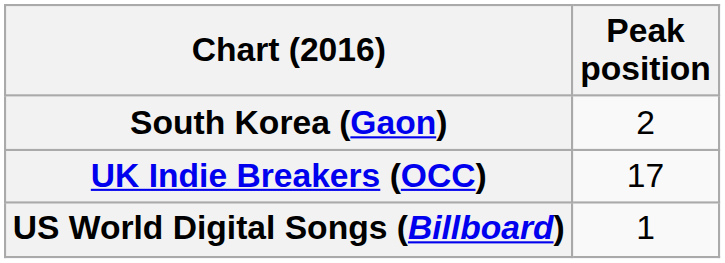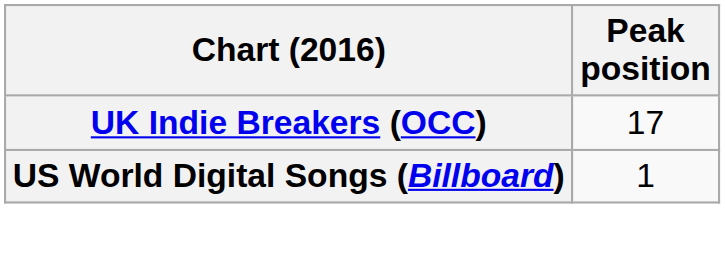- row: (289, 122)
